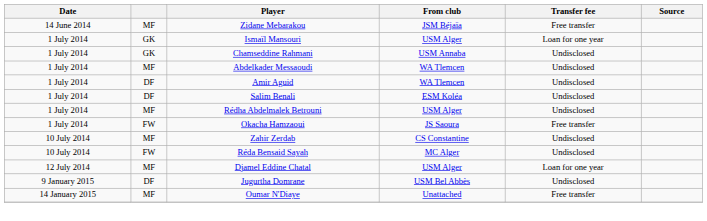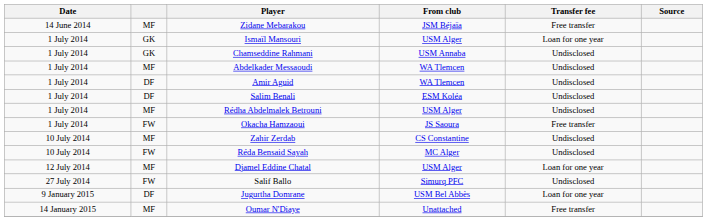+ row: (273, 180)
(573, 180) Undisclosed -> (573, 194) Loan for one year
